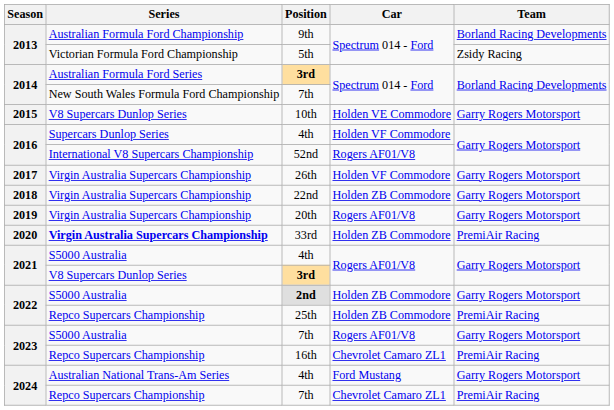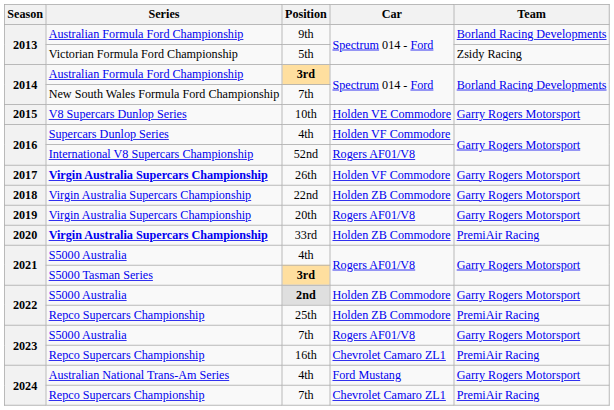(125, 74) Australian Formula Ford Series -> (146, 74) Australian Formula Ford Championship
(150, 175) normal -> (158, 175) bold
(118, 275) V8 Supercars Dunlop Series -> (101, 275) S5000 Tasman Series
